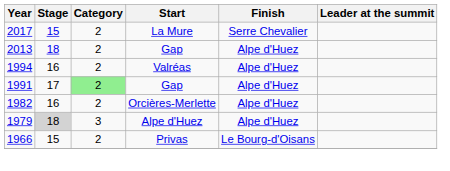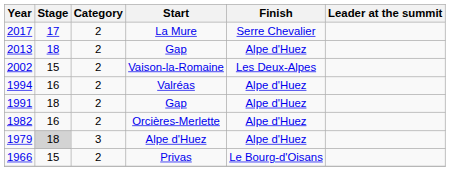(53, 31) 15 -> (53, 31) 17
+ row: (20, 67)
(53, 85) 17 -> (53, 103) 18
(98, 85) lightgreen background -> (98, 103) no background
